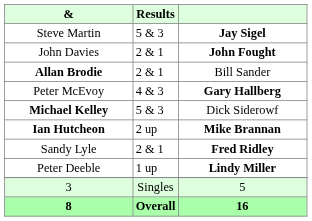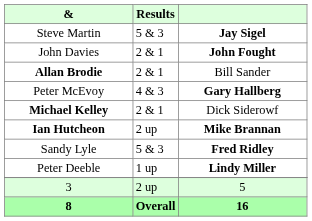(150, 110) 5 & 3 -> (150, 110) 2 & 1
(150, 148) 2 & 1 -> (150, 148) 5 & 3
(156, 187) Singles -> (146, 187) 2 up
